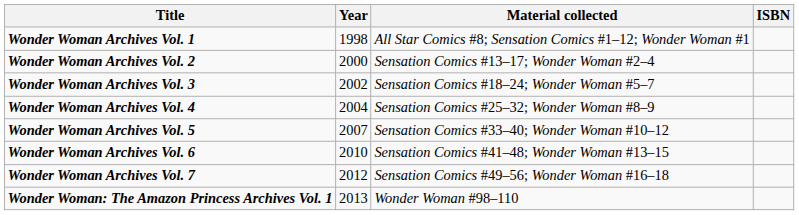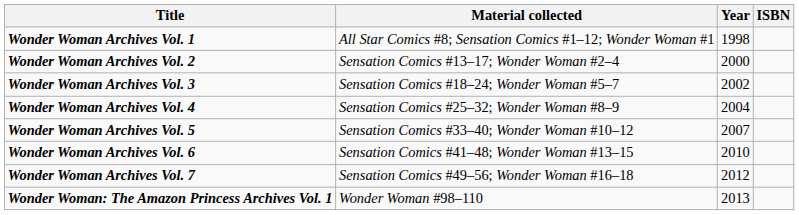columns swapped: (562, 15) <-> (353, 15)
